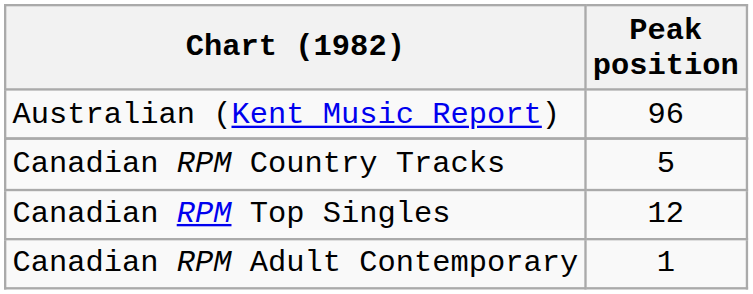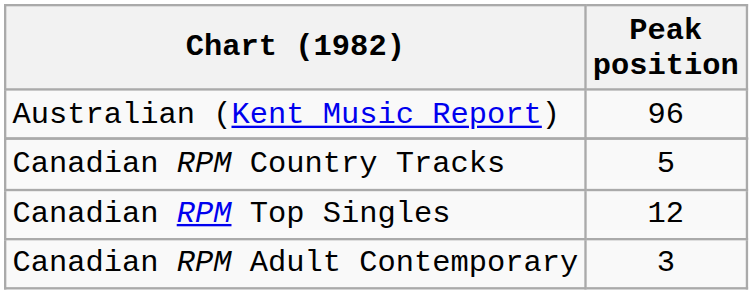(666, 263) 1 -> (666, 263) 3
